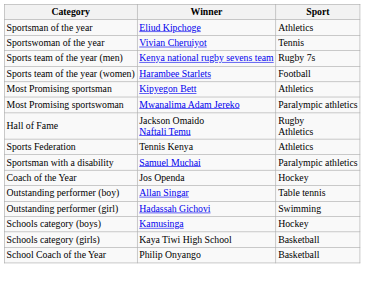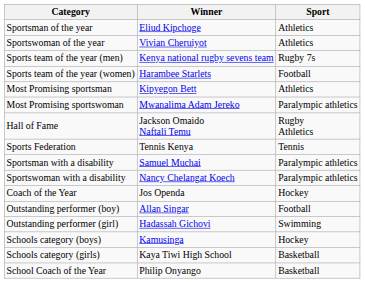(291, 43) Tennis -> (296, 43) Athletics
(296, 147) Athletics -> (291, 147) Tennis
+ row: (66, 178)
(302, 193) Table tennis -> (294, 208) Football
